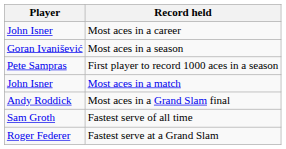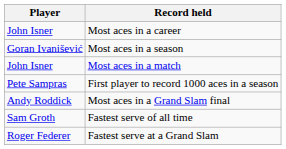rows swapped: (183, 65) <-> (134, 83)
